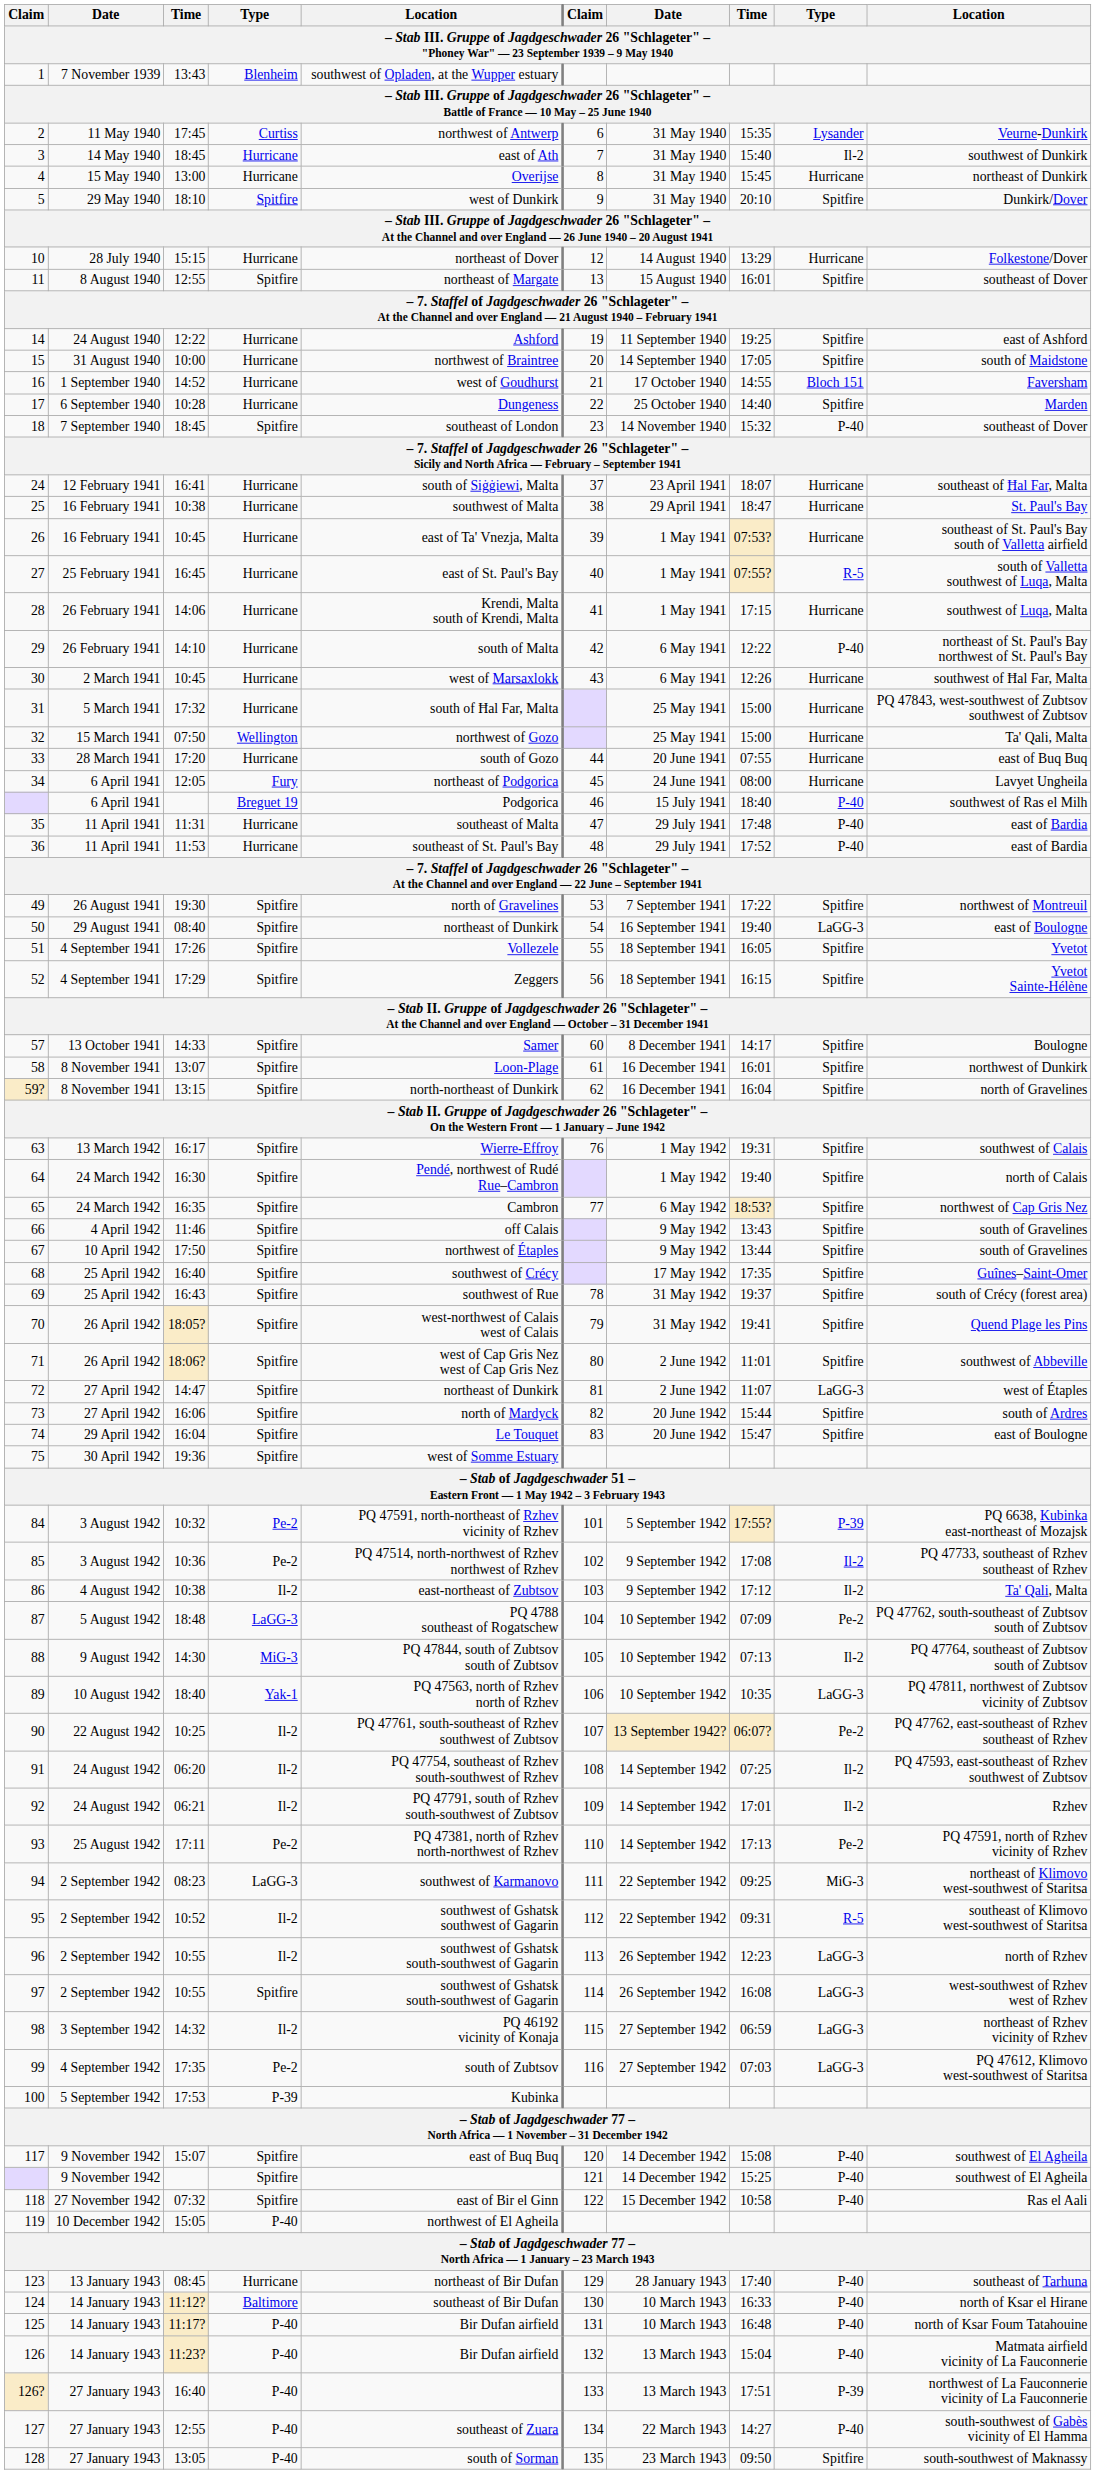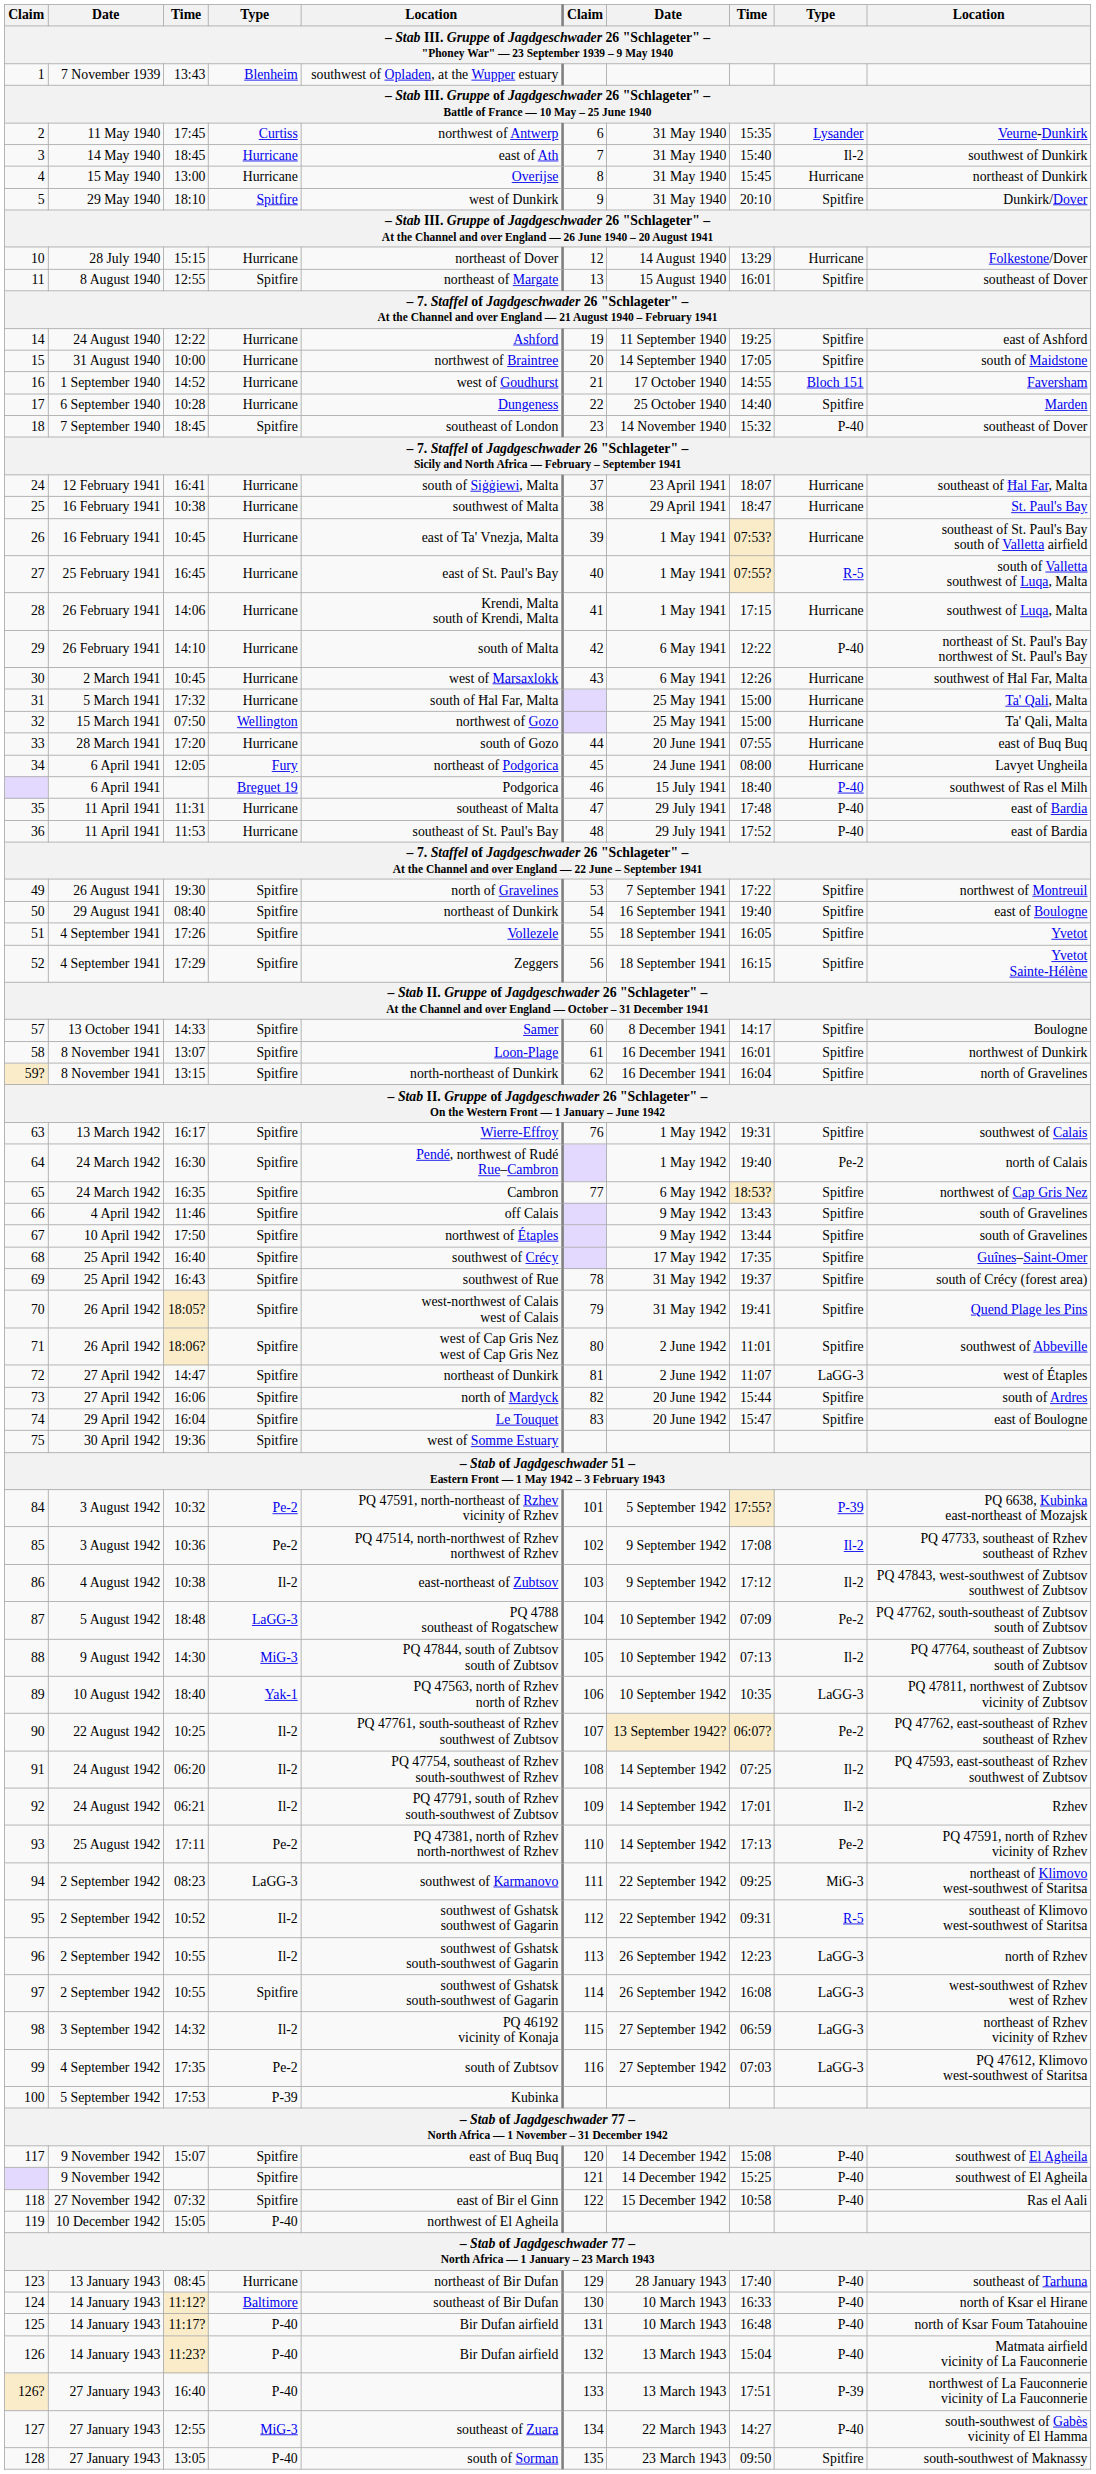(982, 708) PQ 47843, west-southwest of Zubtsov southwest of Zubtsov -> (1046, 700) Ta' Qali, Malta
(841, 927) LaGG-3 -> (843, 912) Spitfire
(843, 1178) Spitfire -> (851, 1162) Pe-2
(1046, 1590) Ta' Qali, Malta -> (982, 1582) PQ 47843, west-southwest of Zubtsov southwest of Zubtsov
(285, 2429) P-40 -> (279, 2429) MiG-3
